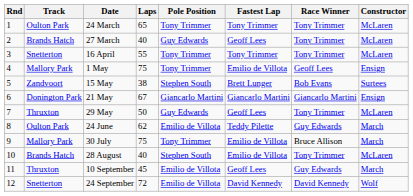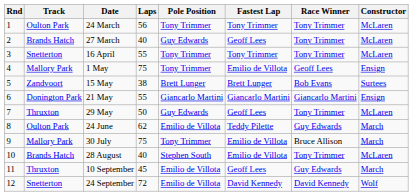(142, 25) 65 -> (142, 25) 56
(186, 83) Stephen South -> (183, 83) Brett Lunger
(142, 97) 67 -> (142, 97) 55
